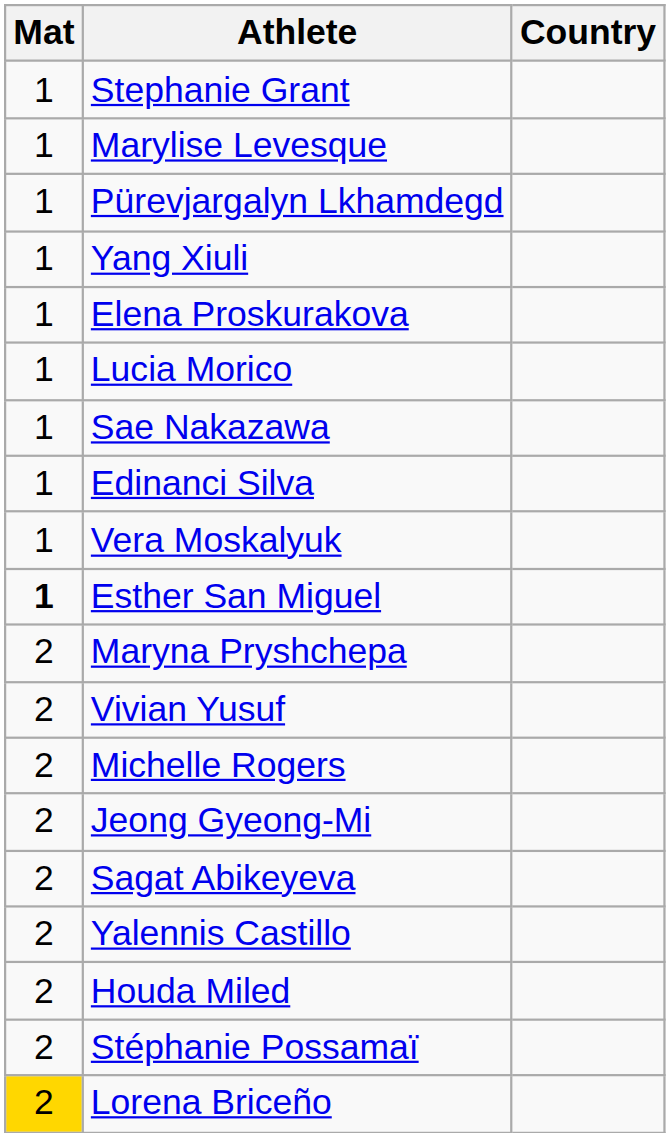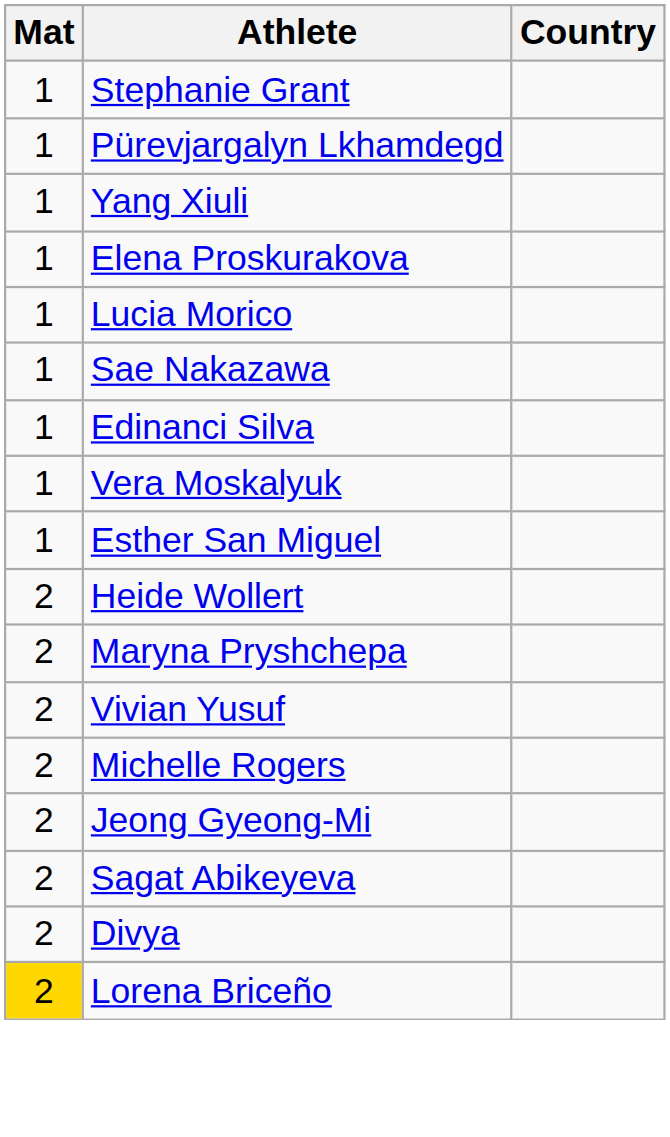- row: (239, 145)
(44, 595) bold -> (44, 539) normal
+ row: (197, 595)
- row: (221, 933)
+ row: (135, 933)
- row: (191, 990)
- row: (255, 1046)
